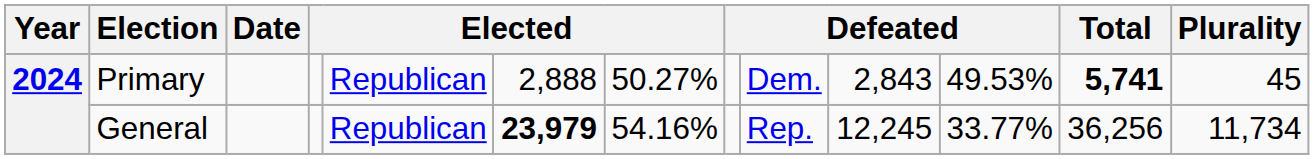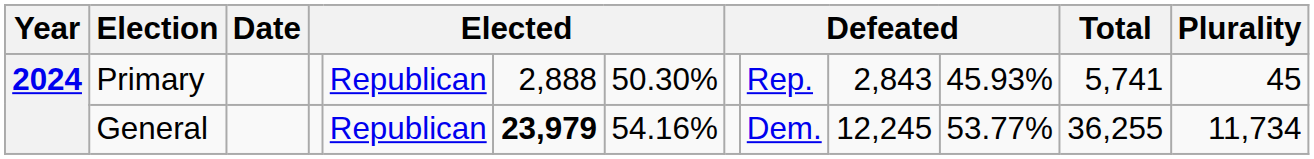(665, 79) 50.27% -> (665, 79) 50.30%
(784, 79) Dem. -> (780, 79) Rep.
(1000, 79) 49.53% -> (1000, 79) 45.93%
(1124, 79) bold -> (1124, 79) normal
(780, 128) Rep. -> (784, 128) Dem.
(1000, 128) 33.77% -> (1000, 128) 53.77%
(1115, 128) 36,256 -> (1115, 128) 36,255
